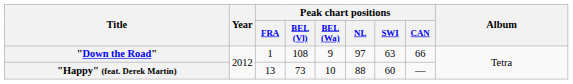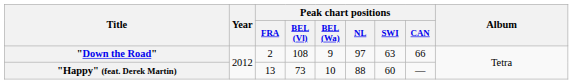(270, 54) 1 -> (270, 54) 2
